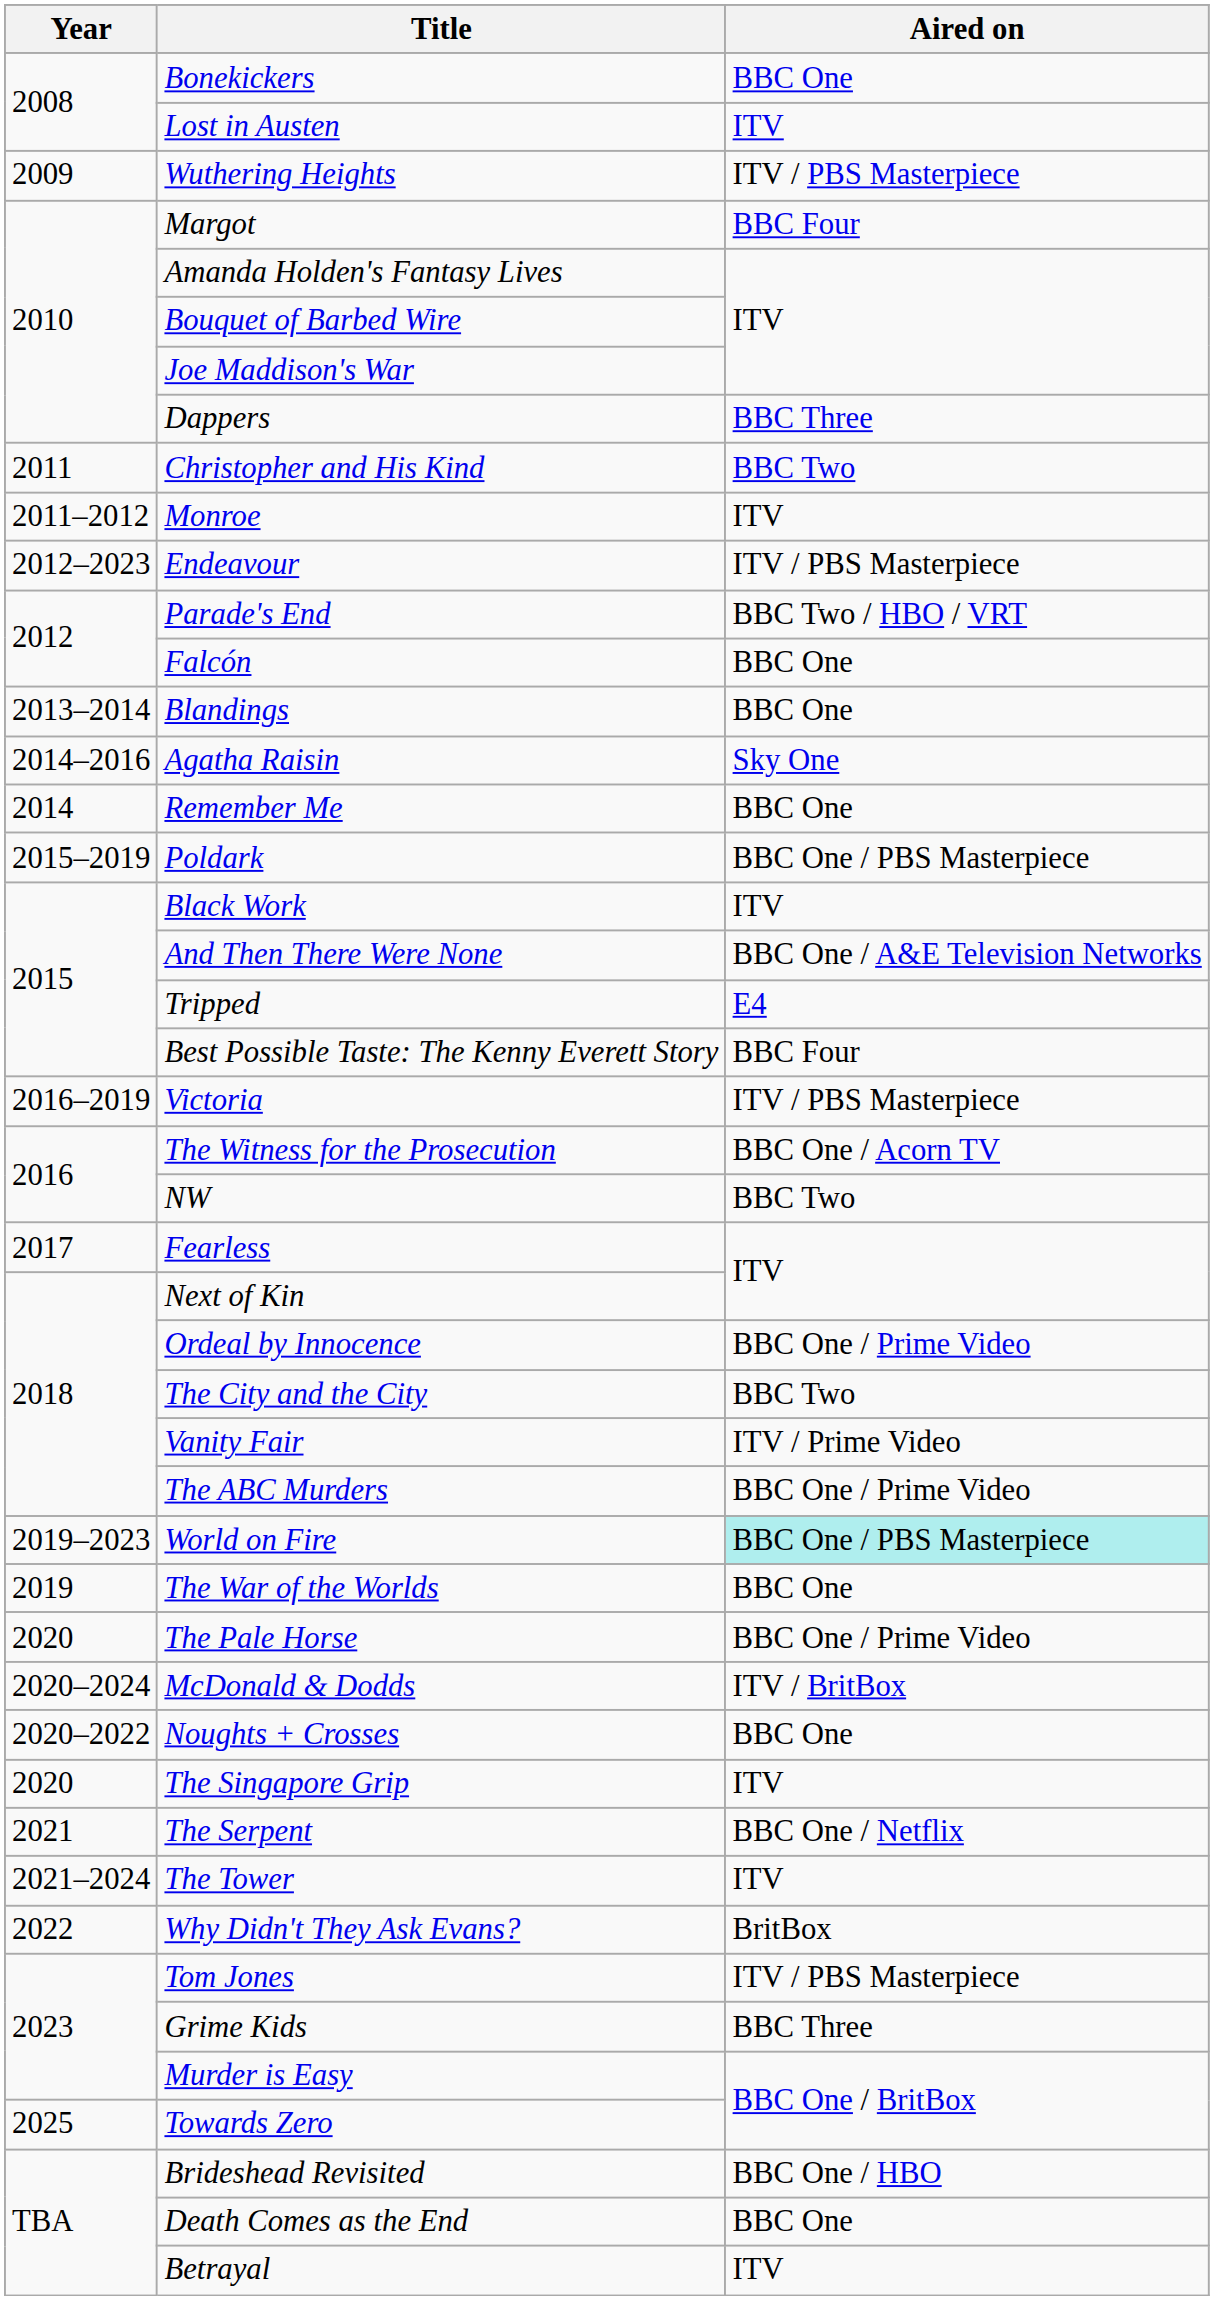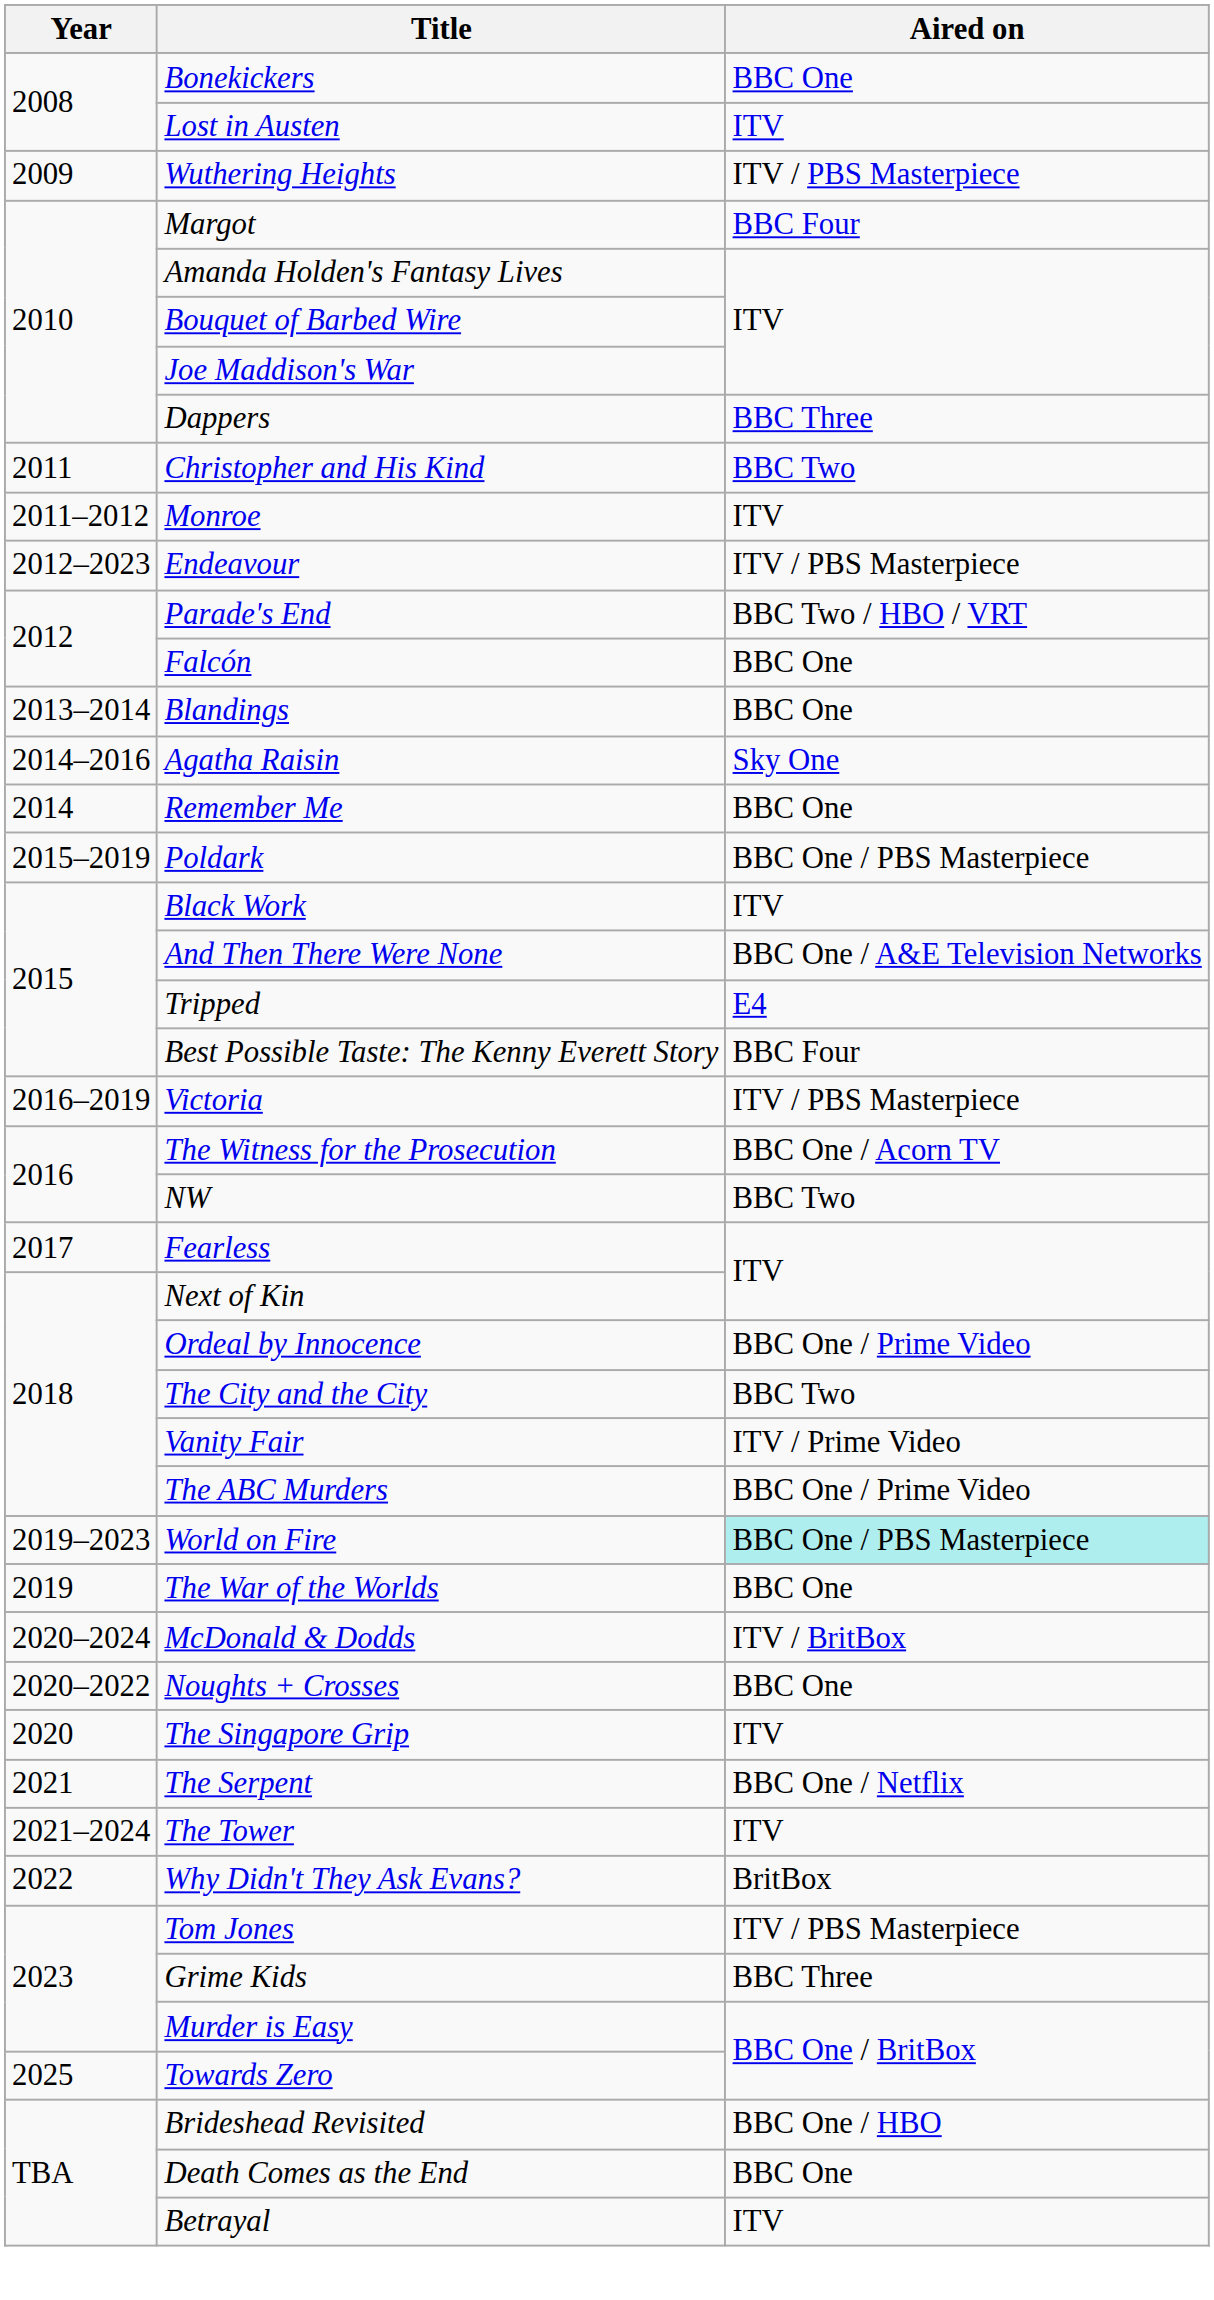- row: (261, 1636)
